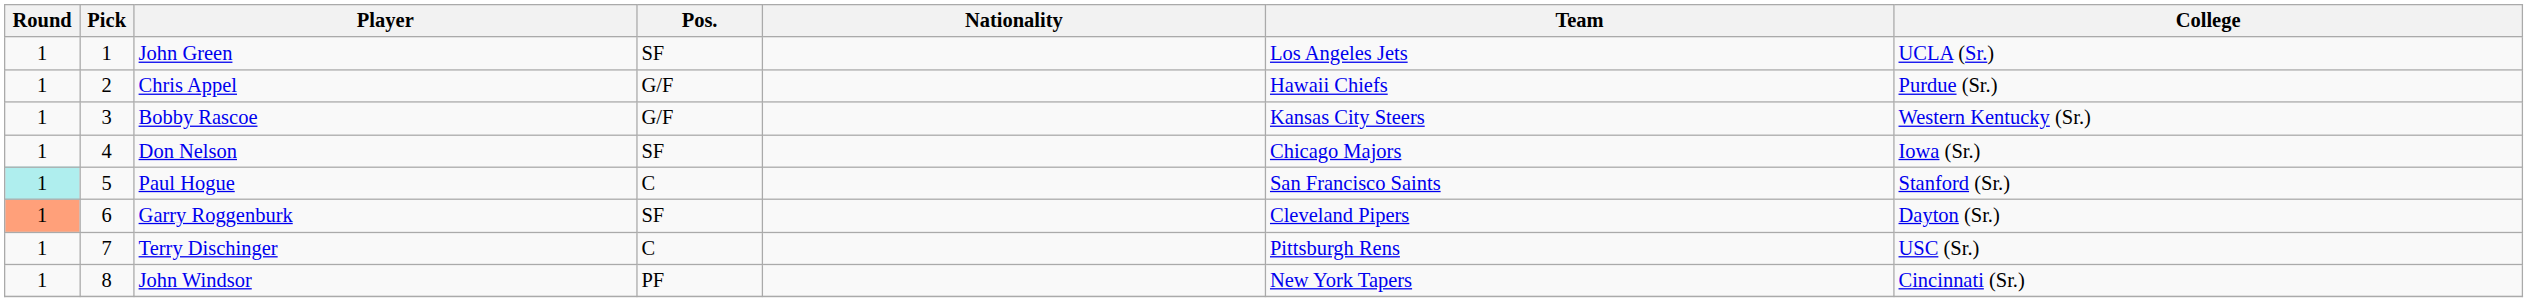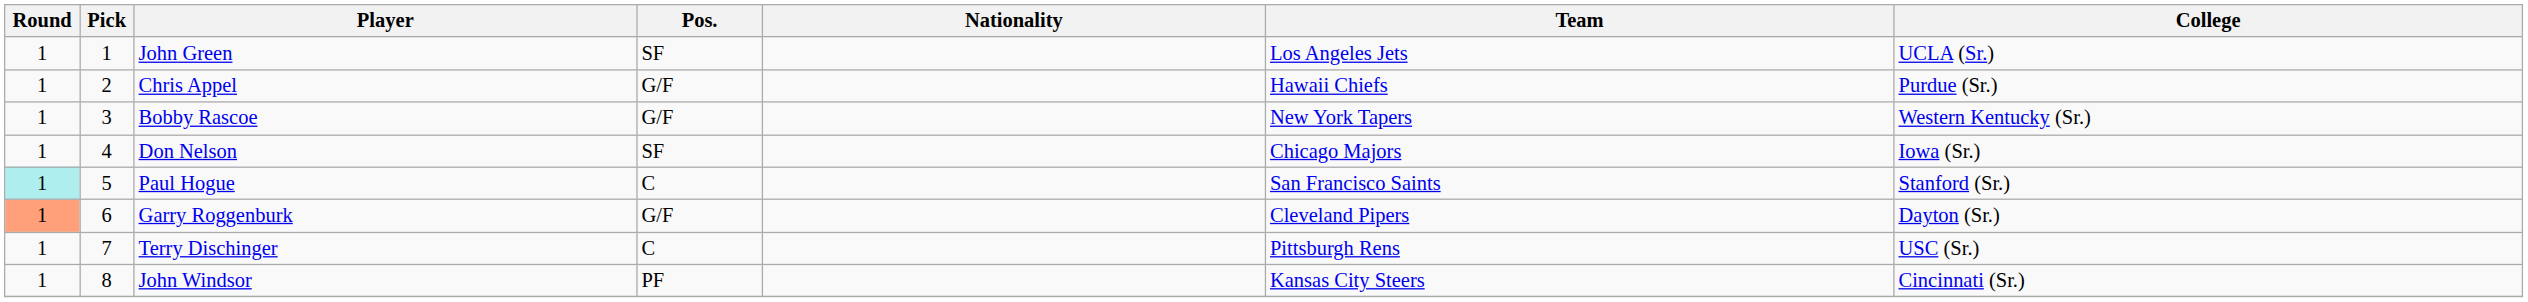(1347, 118) Kansas City Steers -> (1341, 118) New York Tapers
(653, 215) SF -> (657, 215) G/F
(1341, 280) New York Tapers -> (1347, 280) Kansas City Steers
